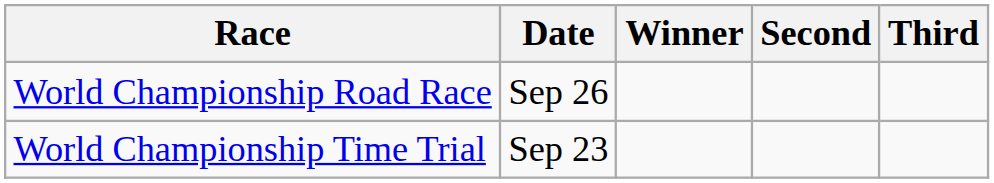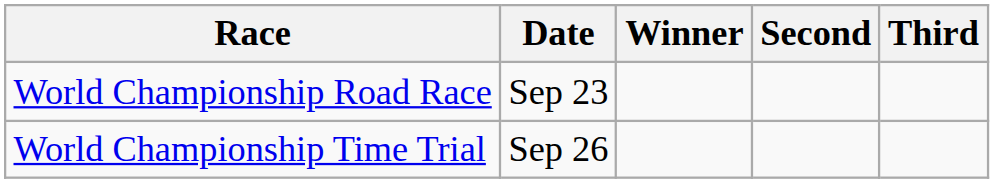(558, 90) Sep 26 -> (558, 90) Sep 23
(558, 148) Sep 23 -> (558, 148) Sep 26
